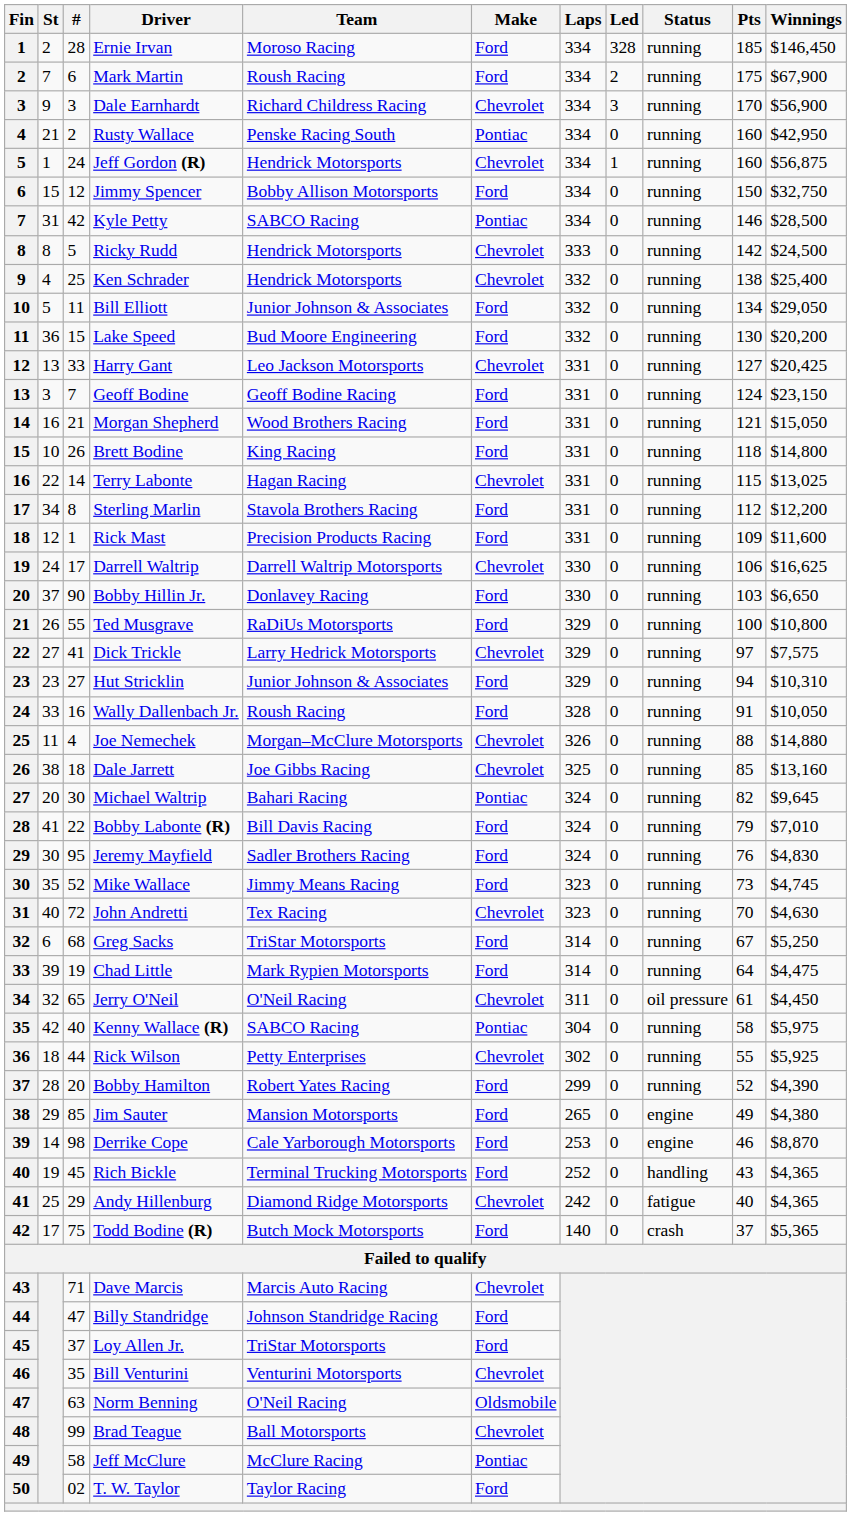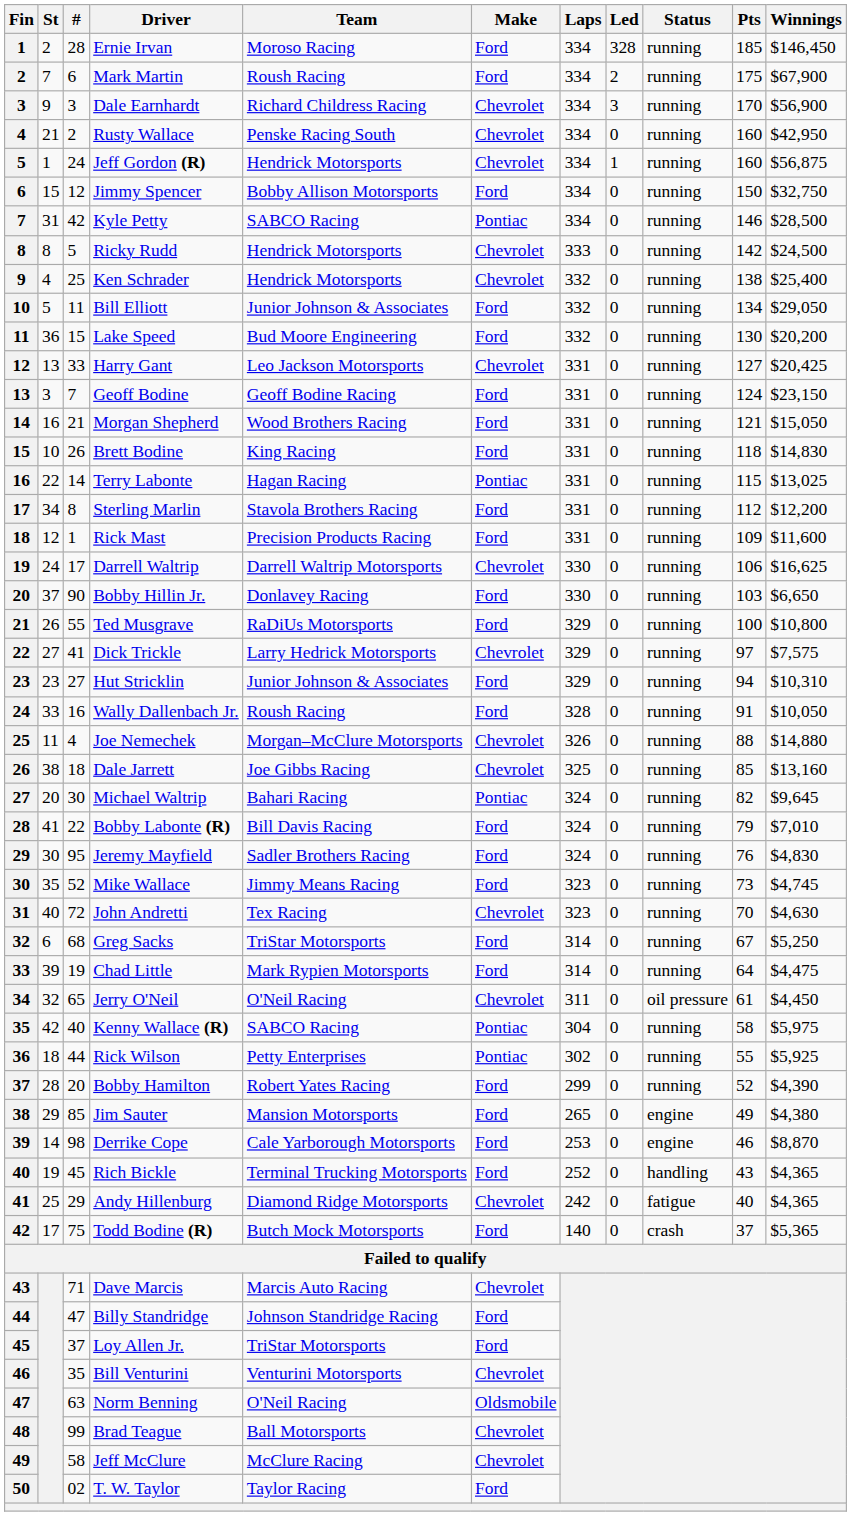(501, 134) Pontiac -> (509, 134) Chevrolet
(799, 451) $14,800 -> (799, 451) $14,830
(509, 480) Chevrolet -> (501, 480) Pontiac
(509, 1056) Chevrolet -> (501, 1056) Pontiac
(501, 1460) Pontiac -> (509, 1460) Chevrolet
